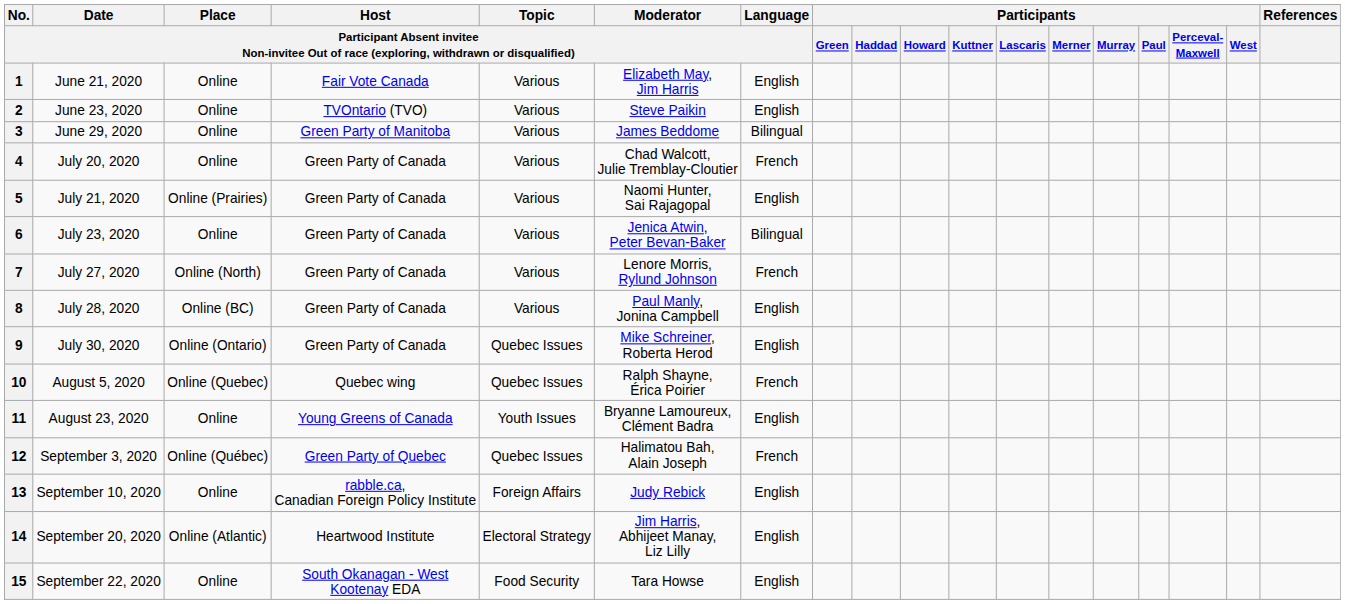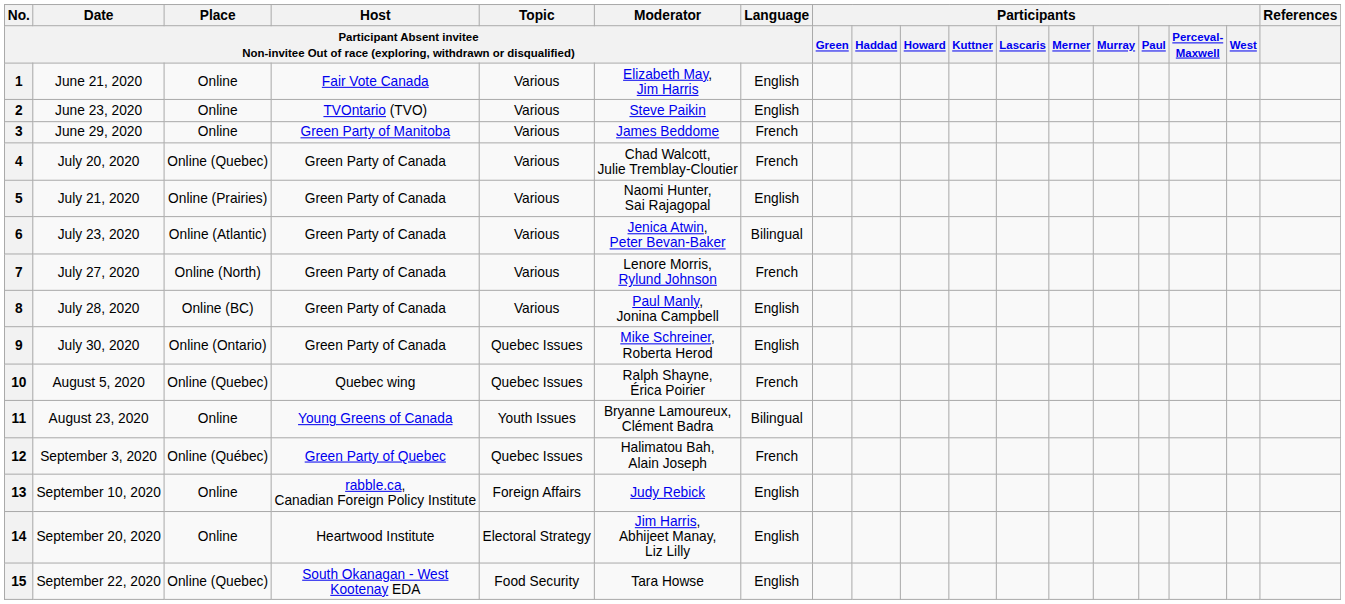(777, 132) Bilingual -> (777, 132) French
(218, 161) Online -> (218, 161) Online (Quebec)
(218, 235) Online -> (218, 235) Online (Atlantic)
(777, 419) English -> (777, 419) Bilingual
(218, 537) Online (Atlantic) -> (218, 537) Online
(218, 581) Online -> (218, 581) Online (Quebec)
